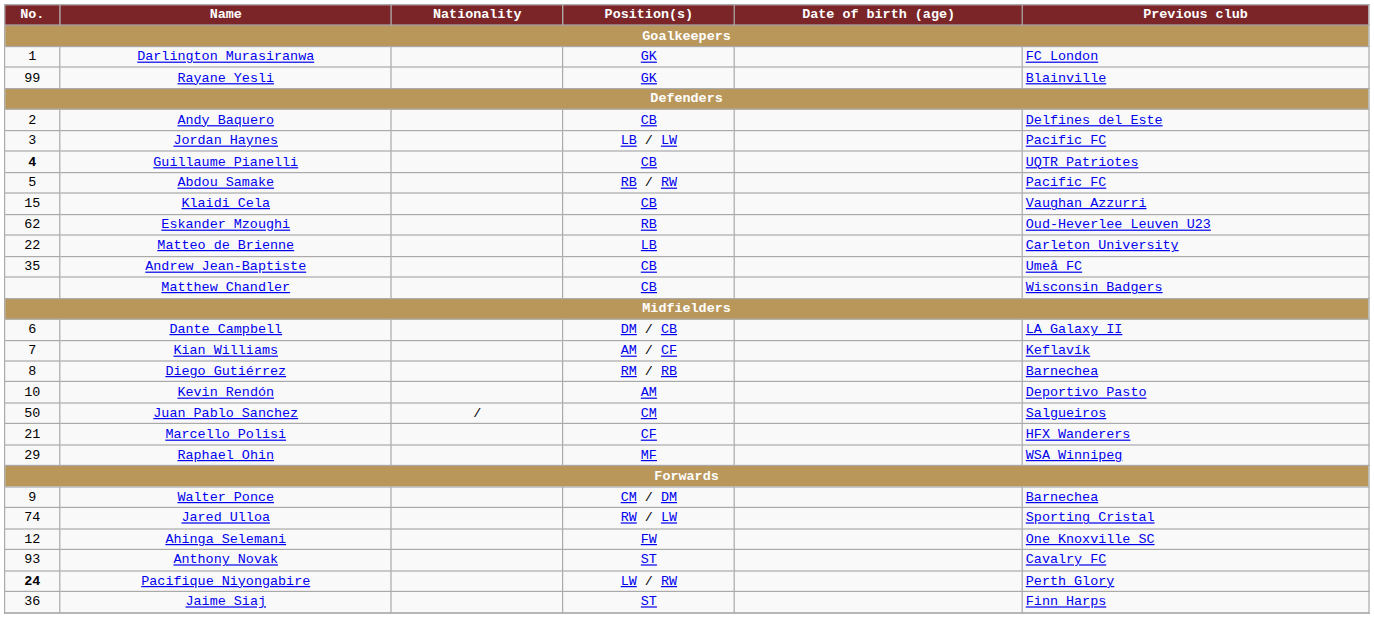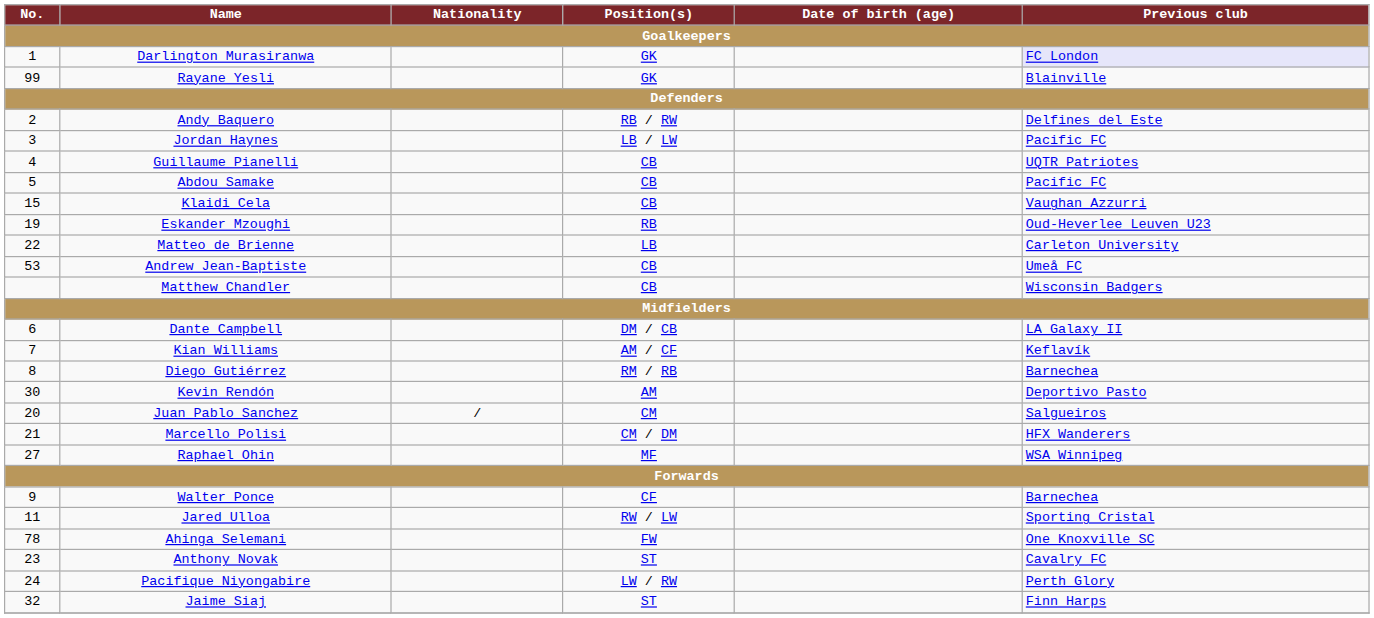(1062, 57) no background -> (1062, 57) lavender background
(649, 120) CB -> (649, 120) RB / RW
(32, 162) bold -> (32, 162) normal
(649, 183) RB / RW -> (649, 183) CB
(32, 225) 62 -> (32, 225) 19
(32, 267) 35 -> (32, 267) 53
(32, 393) 10 -> (32, 393) 30
(32, 414) 50 -> (32, 414) 20
(649, 435) CF -> (649, 435) CM / DM
(32, 455) 29 -> (32, 455) 27
(649, 497) CM / DM -> (649, 497) CF
(32, 518) 74 -> (32, 518) 11
(32, 539) 12 -> (32, 539) 78
(32, 560) 93 -> (32, 560) 23
(32, 581) bold -> (32, 581) normal
(32, 602) 36 -> (32, 602) 32
